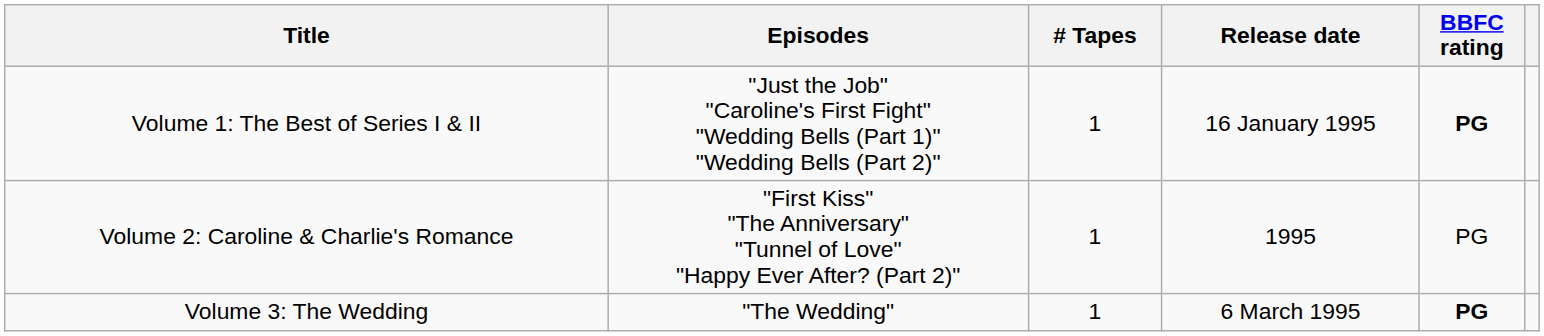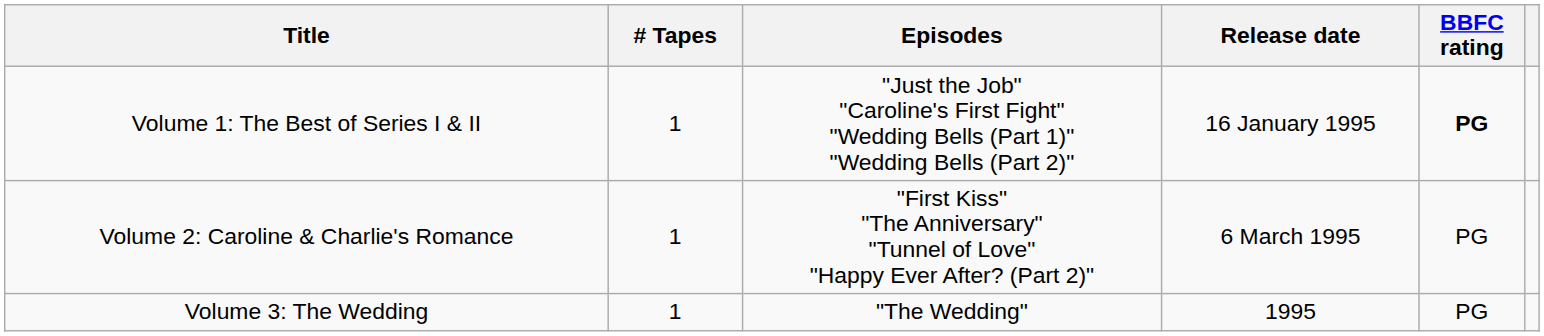columns swapped: (818, 35) <-> (1095, 35)
(1290, 236) 1995 -> (1290, 236) 6 March 1995
(1290, 311) 6 March 1995 -> (1290, 311) 1995
(1472, 311) bold -> (1472, 311) normal
